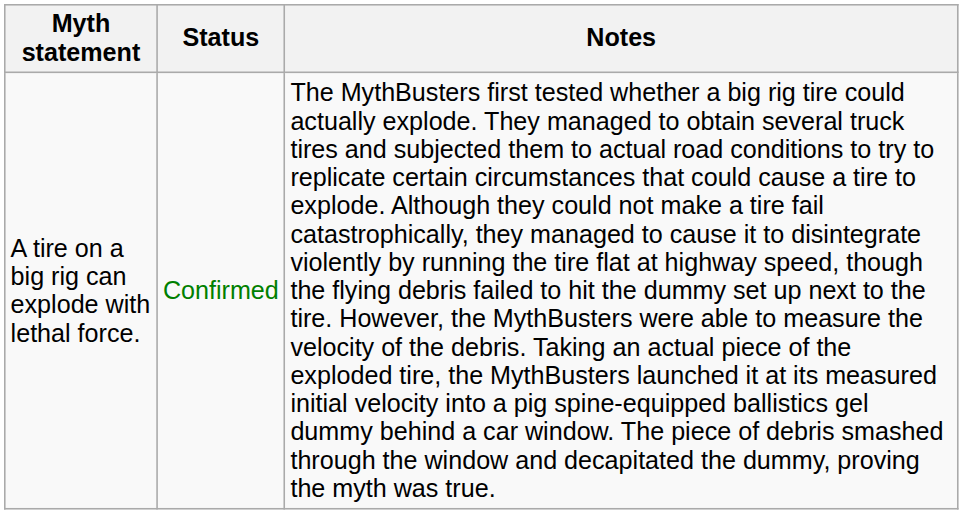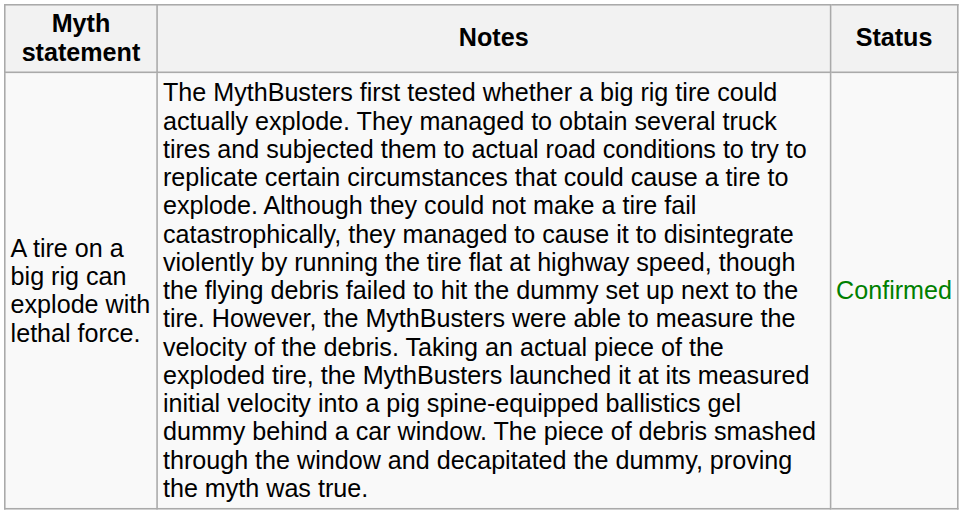columns swapped: (221, 38) <-> (621, 38)
